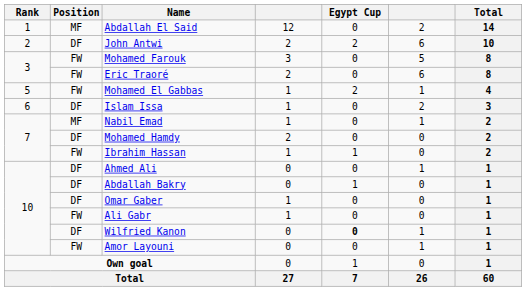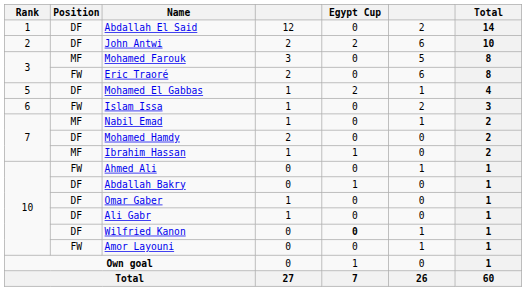(76, 28) MF -> (76, 28) DF
(76, 59) FW -> (76, 59) MF
(76, 91) FW -> (76, 91) DF
(76, 106) DF -> (76, 106) FW
(76, 153) FW -> (76, 153) MF
(76, 169) DF -> (76, 169) FW
(76, 216) FW -> (76, 216) DF
